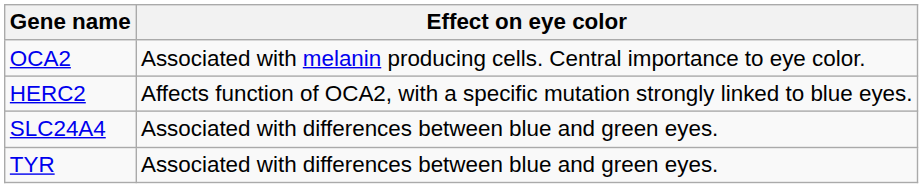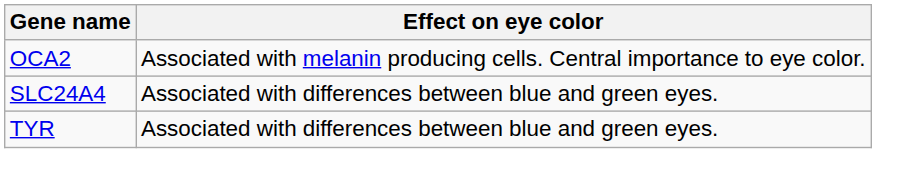- row: (48, 93)
